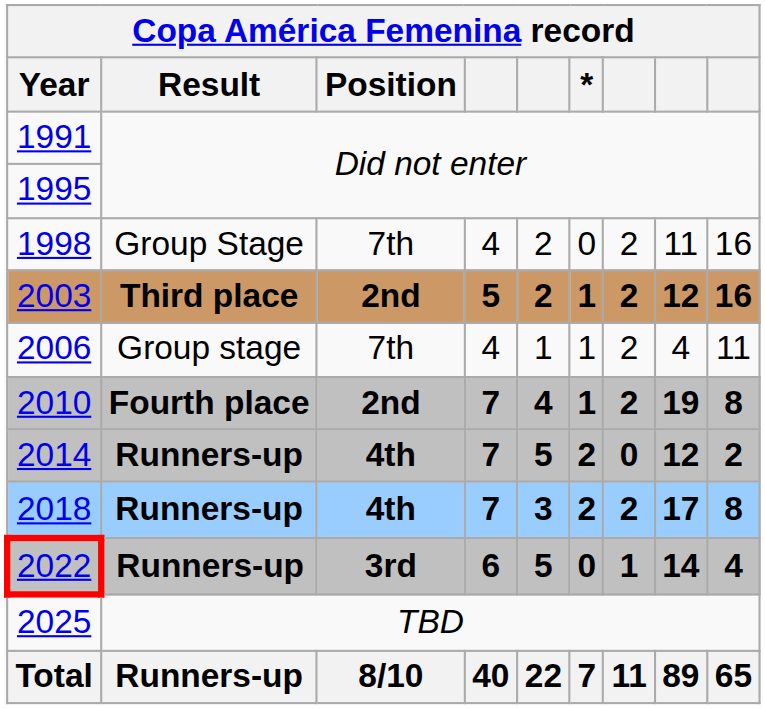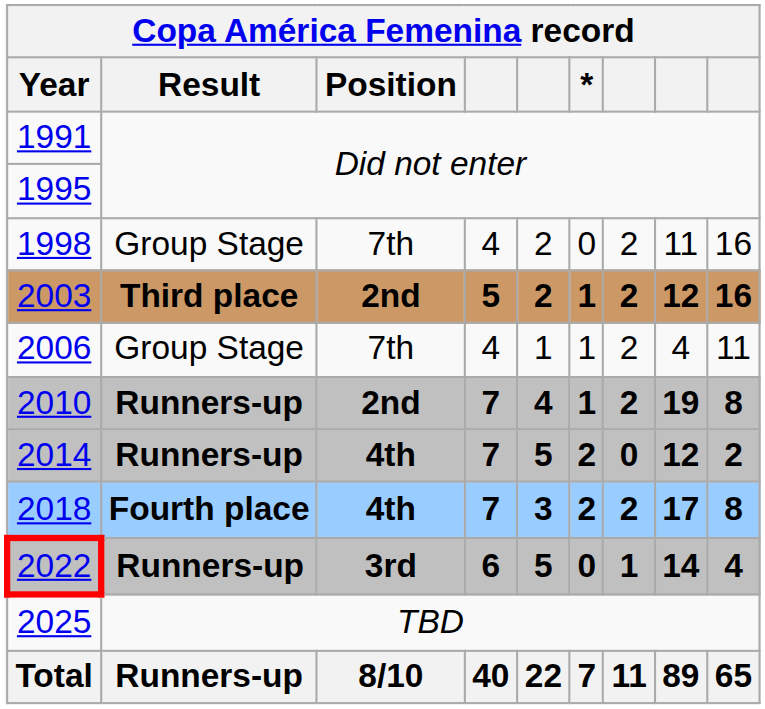(209, 349) Group stage -> (209, 349) Group Stage
(209, 402) Fourth place -> (209, 402) Runners-up
(209, 509) Runners-up -> (209, 509) Fourth place
